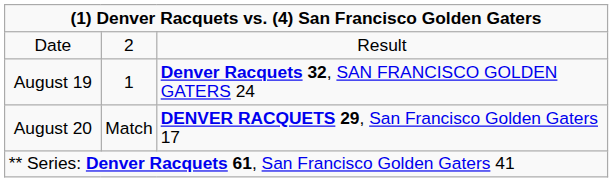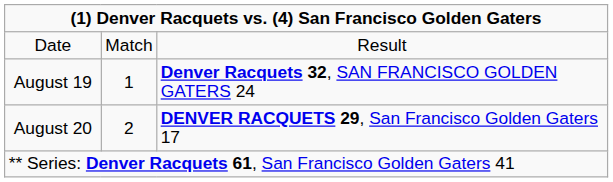(129, 45) 2 -> (129, 45) Match
(129, 127) Match -> (129, 127) 2
